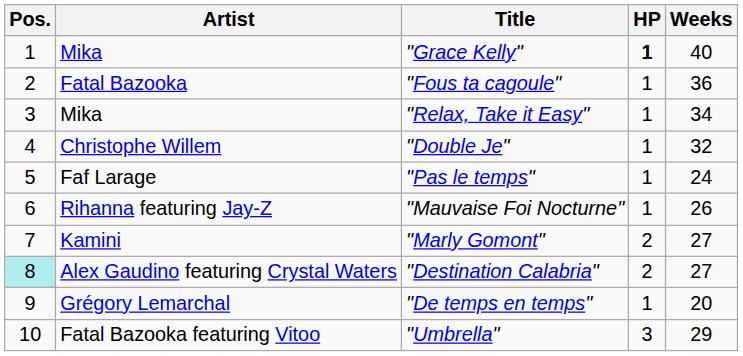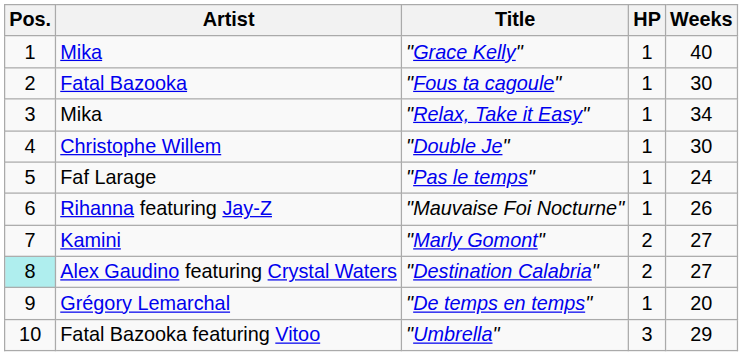(647, 51) bold -> (647, 51) normal
(701, 83) 36 -> (701, 83) 30
(701, 146) 32 -> (701, 146) 30
